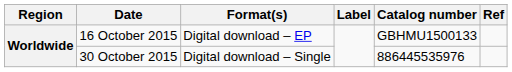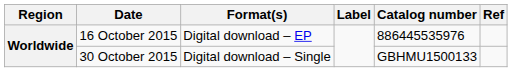(427, 35) GBHMU1500133 -> (421, 35) 886445535976
(421, 56) 886445535976 -> (427, 56) GBHMU1500133
